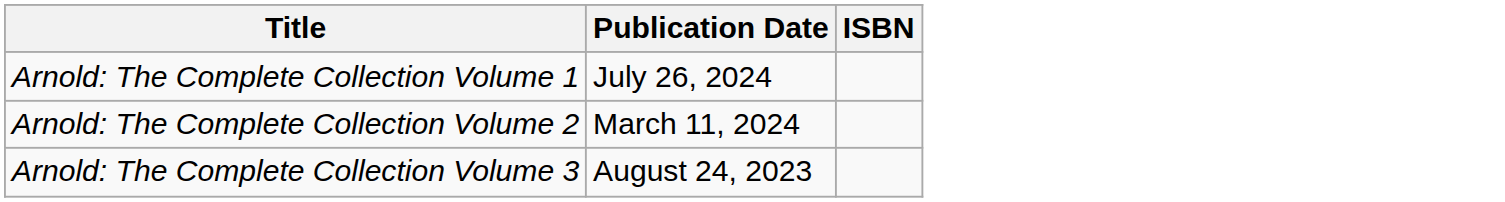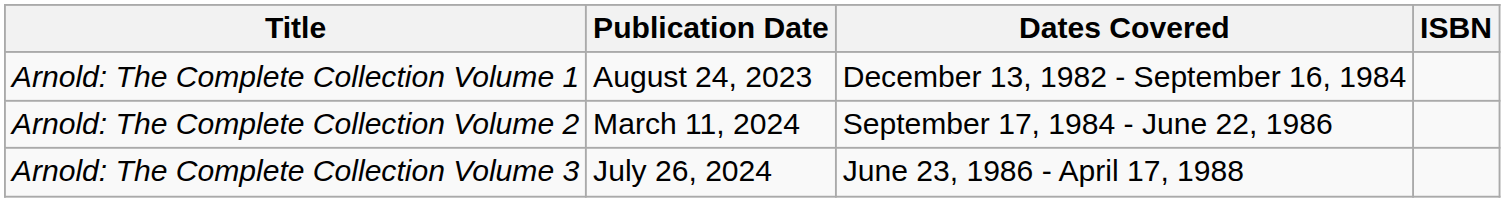+ column: (1124, 28)
(683, 76) July 26, 2024 -> (703, 76) August 24, 2023
(703, 171) August 24, 2023 -> (683, 171) July 26, 2024
